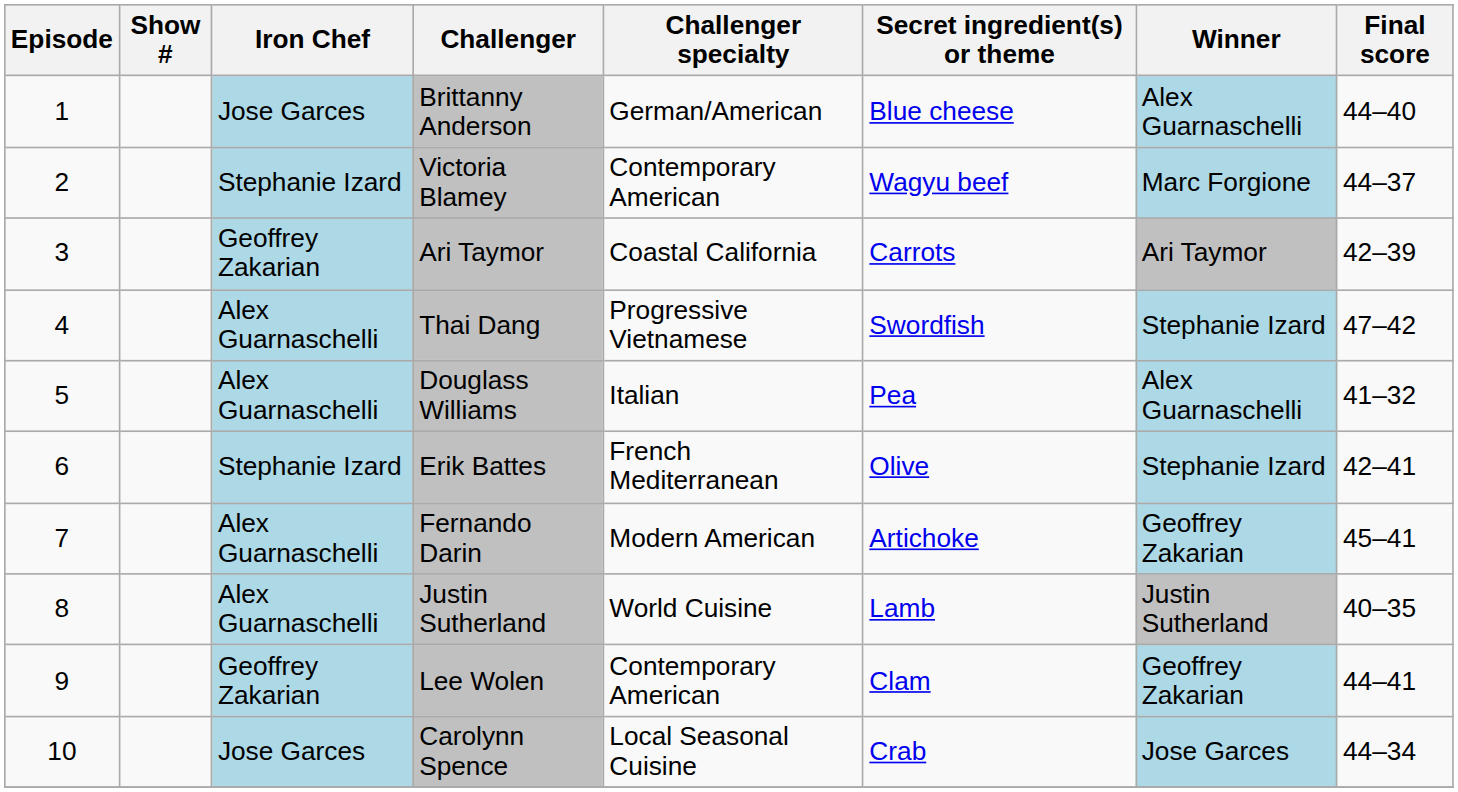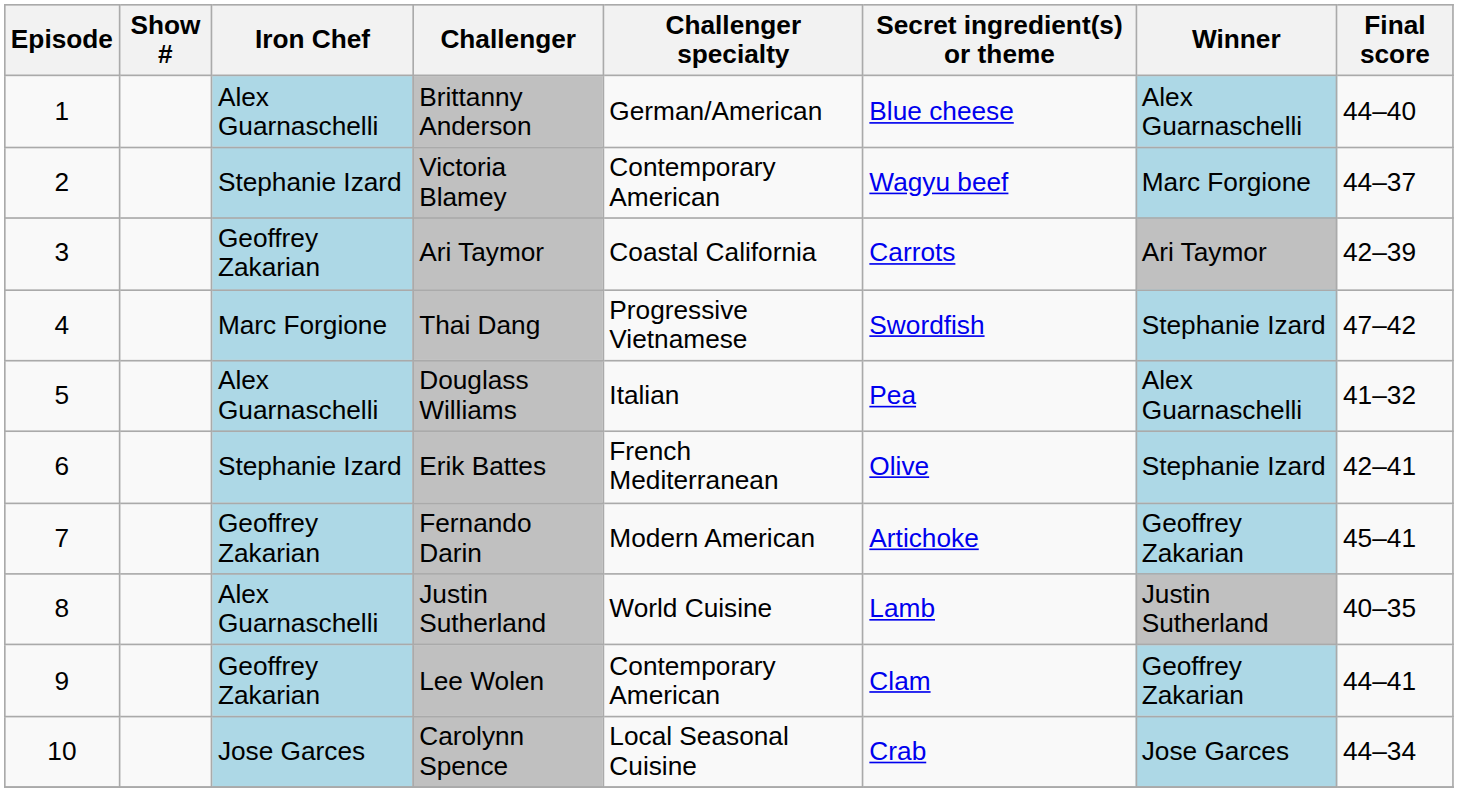(292, 111) Jose Garces -> (298, 111) Alex Guarnaschelli
(298, 324) Alex Guarnaschelli -> (302, 324) Marc Forgione
(298, 538) Alex Guarnaschelli -> (269, 538) Geoffrey Zakarian
